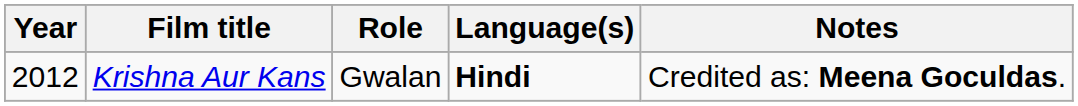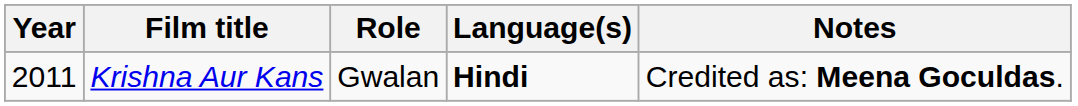(45, 76) 2012 -> (44, 76) 2011
